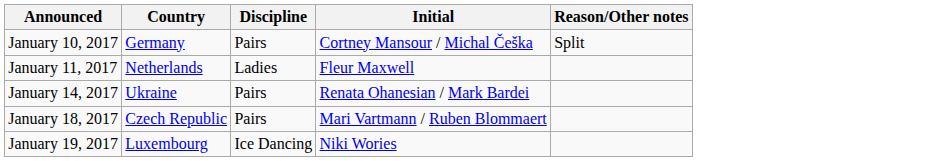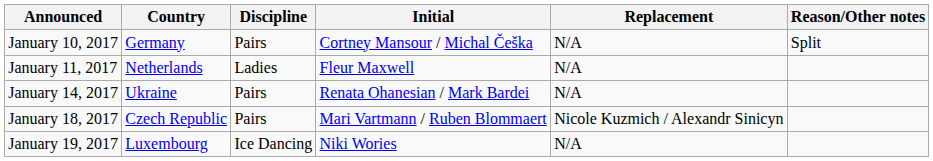+ column: (669, 17)
